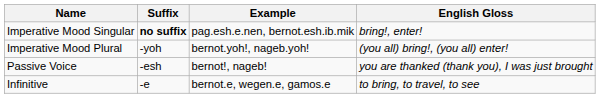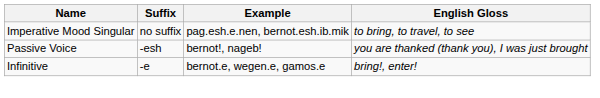(163, 31) bold -> (160, 31) normal
(391, 31) bring!, enter! -> (414, 31) to bring, to travel, to see
- row: (65, 48)
(419, 84) to bring, to travel, to see -> (385, 66) bring!, enter!
